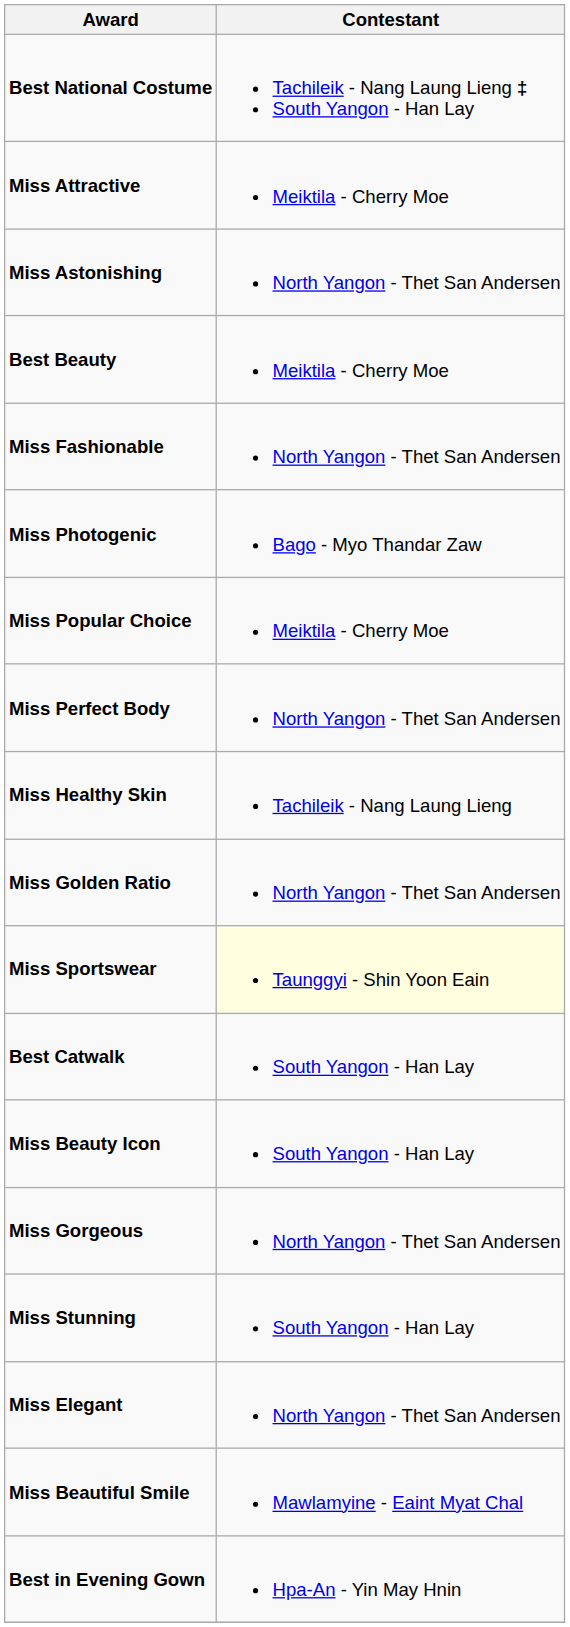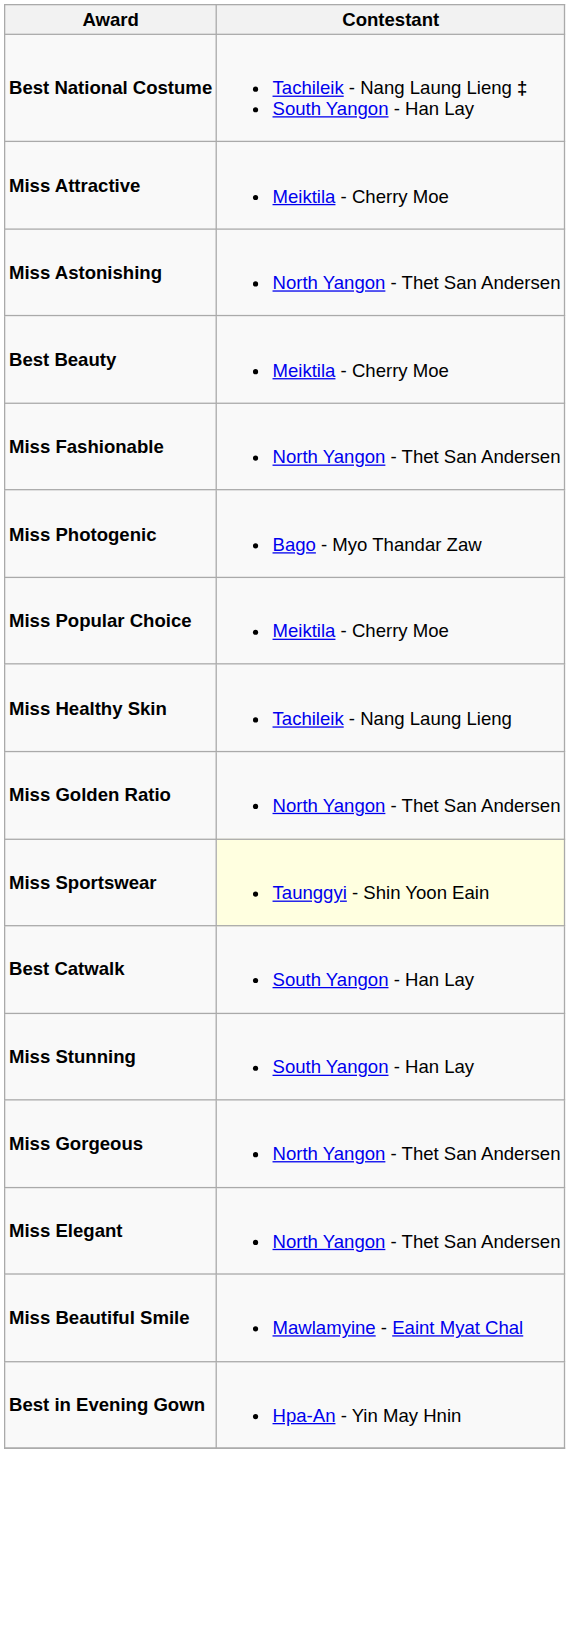- row: (89, 708)
- row: (85, 1144)
rows swapped: (72, 1318) <-> (76, 1231)
